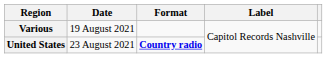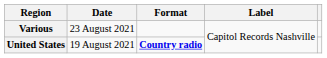(102, 28) 19 August 2021 -> (102, 28) 23 August 2021
(102, 45) 23 August 2021 -> (102, 45) 19 August 2021
